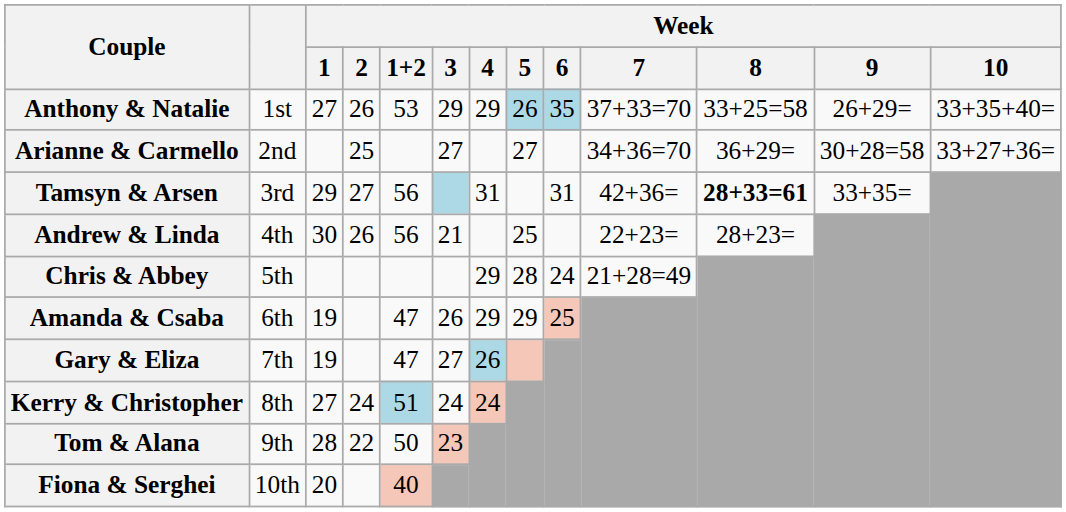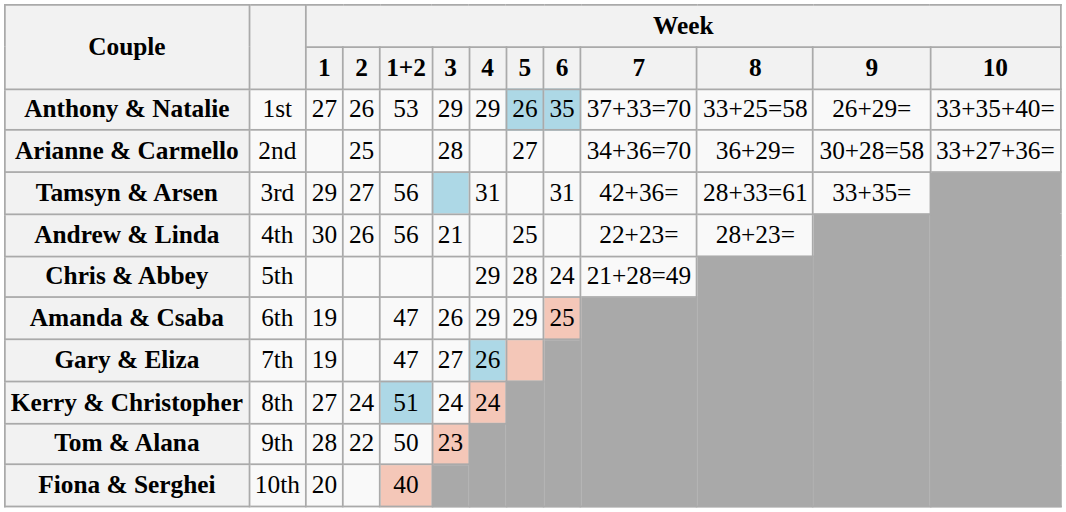(450, 151) 27 -> (450, 151) 28
(756, 192) bold -> (755, 192) normal
